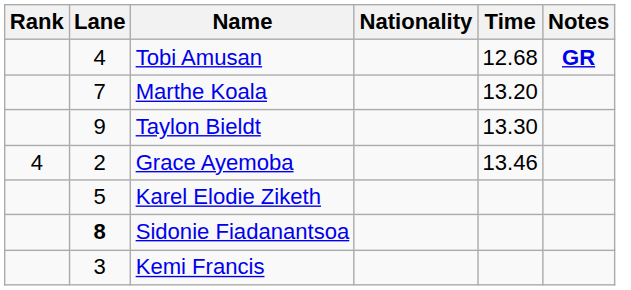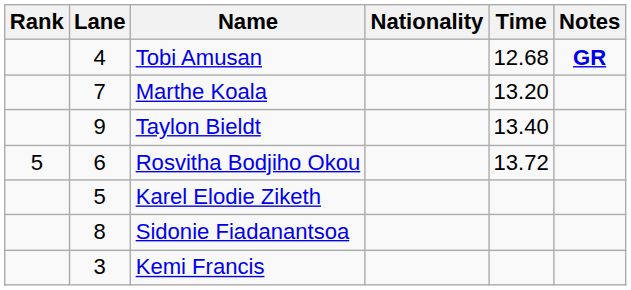(510, 127) 13.30 -> (521, 127) 13.40
- row: (215, 162)
+ row: (248, 162)
(100, 232) bold -> (100, 232) normal
